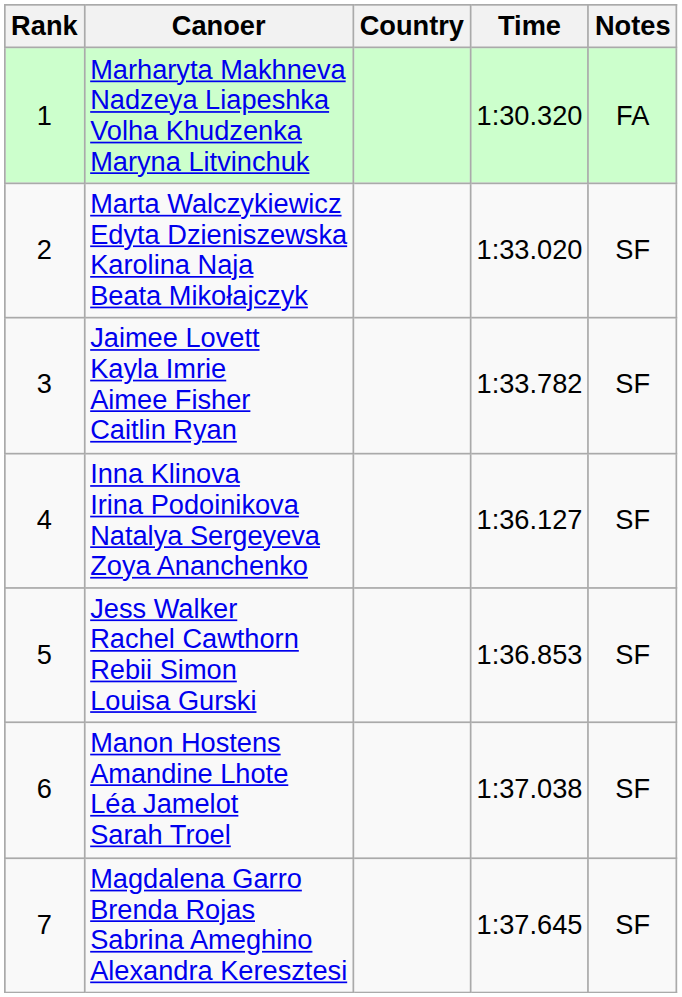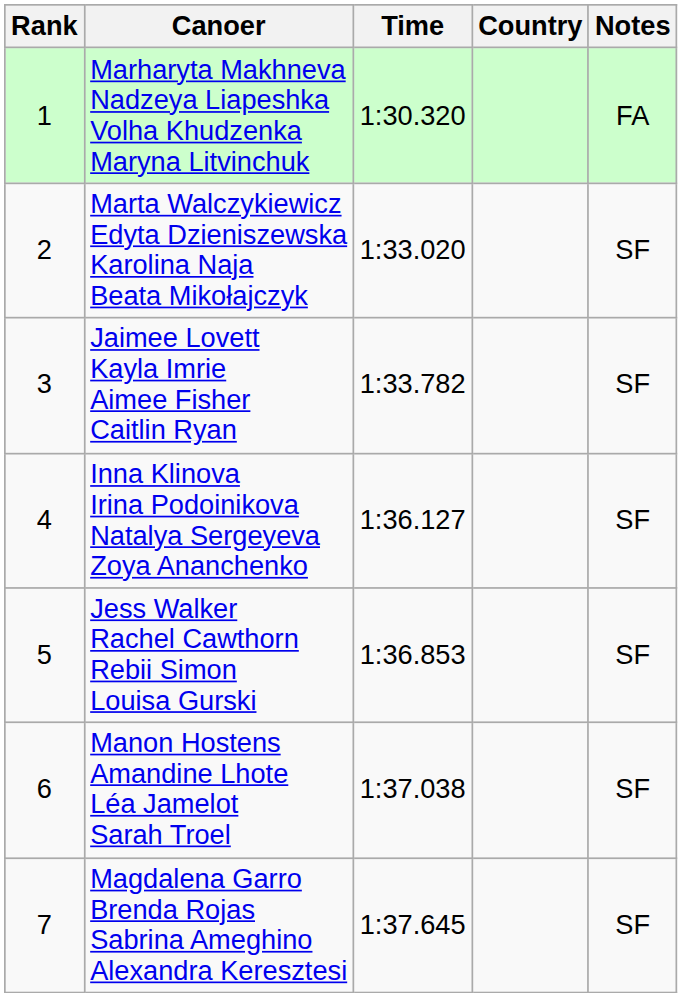columns swapped: (412, 26) <-> (529, 26)
